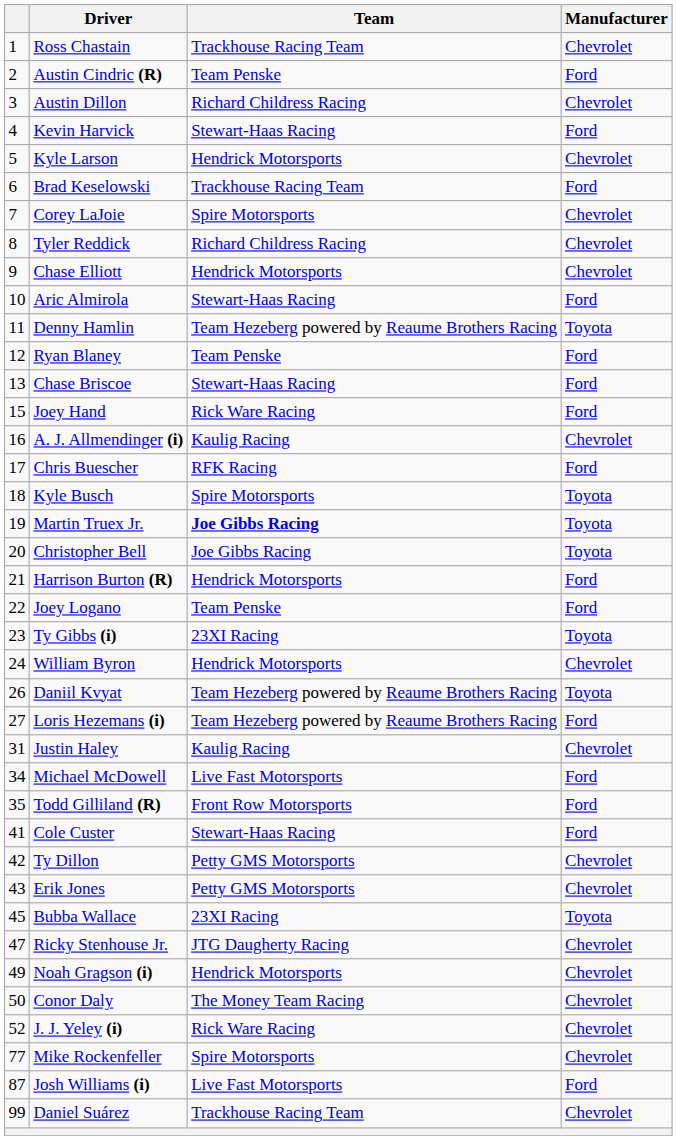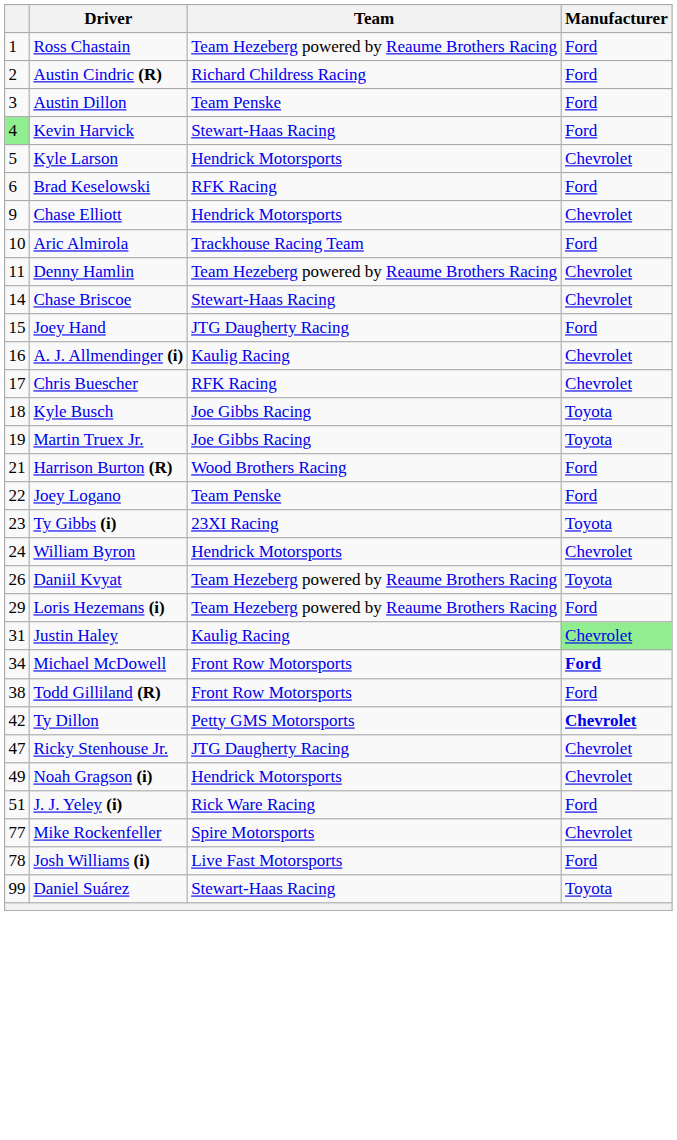(277, 46) Trackhouse Racing Team -> (374, 46) Team Hezeberg powered by Reaume Brothers Racing
(599, 46) Chevrolet -> (581, 46) Ford
(236, 74) Team Penske -> (279, 74) Richard Childress Racing
(279, 102) Richard Childress Racing -> (236, 102) Team Penske
(599, 102) Chevrolet -> (581, 102) Ford
(13, 131) no background -> (13, 131) lightgreen background
(277, 187) Trackhouse Racing Team -> (234, 187) RFK Racing
- row: (79, 215)
- row: (82, 243)
(263, 299) Stewart-Haas Racing -> (277, 243) Trackhouse Racing Team
(589, 327) Toyota -> (599, 271) Chevrolet
- row: (77, 355)
(17, 383) 13 -> (17, 299) 14
(581, 383) Ford -> (599, 299) Chevrolet
(253, 411) Rick Ware Racing -> (270, 327) JTG Daugherty Racing
(581, 467) Ford -> (599, 383) Chevrolet
(253, 495) Spire Motorsports -> (251, 411) Joe Gibbs Racing
(255, 523) bold -> (251, 439) normal
- row: (90, 552)
(266, 580) Hendrick Motorsports -> (269, 467) Wood Brothers Racing
(17, 720) 27 -> (17, 608) 29
(599, 748) no background -> (599, 636) lightgreen background
(267, 776) Live Fast Motorsports -> (271, 664) Front Row Motorsports
(581, 776) normal -> (583, 664) bold
(17, 804) 35 -> (17, 692) 38
- row: (74, 832)
(599, 860) normal -> (601, 720) bold
- row: (69, 888)
- row: (85, 916)
- row: (73, 1001)
(17, 1029) 52 -> (17, 804) 51
(599, 1029) Chevrolet -> (581, 804) Ford
(17, 1085) 87 -> (17, 860) 78
(277, 1113) Trackhouse Racing Team -> (263, 888) Stewart-Haas Racing
(599, 1113) Chevrolet -> (589, 888) Toyota
